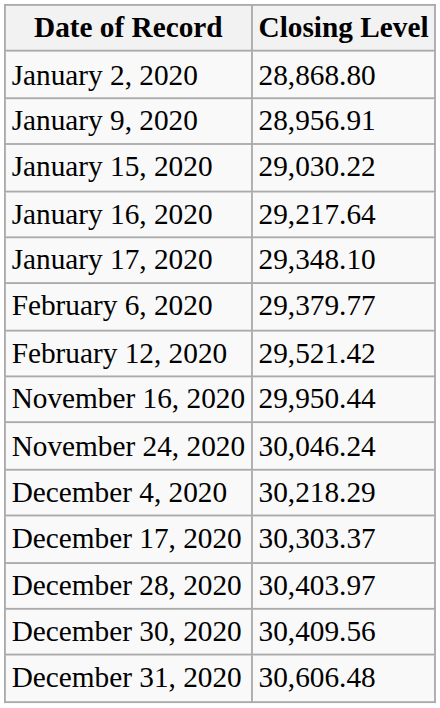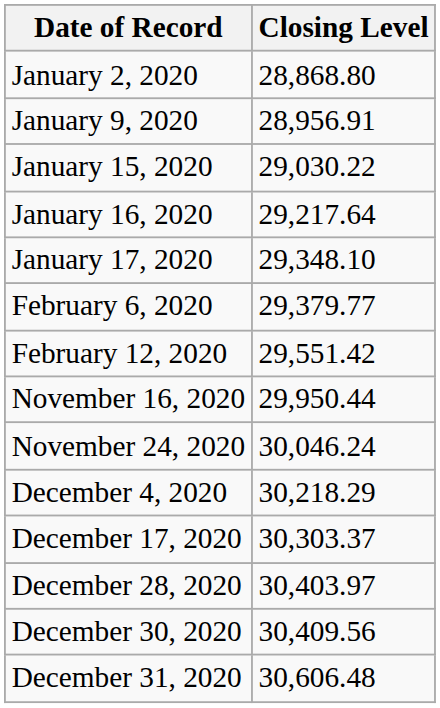(317, 352) 29,521.42 -> (317, 352) 29,551.42
